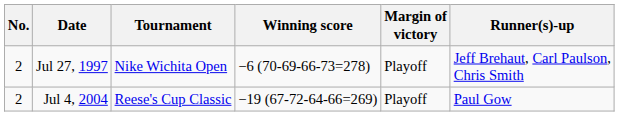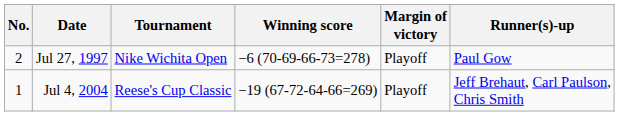(532, 66) Jeff Brehaut, Carl Paulson, Chris Smith -> (483, 58) Paul Gow
(19, 99) 2 -> (19, 90) 1
(483, 99) Paul Gow -> (532, 90) Jeff Brehaut, Carl Paulson, Chris Smith
